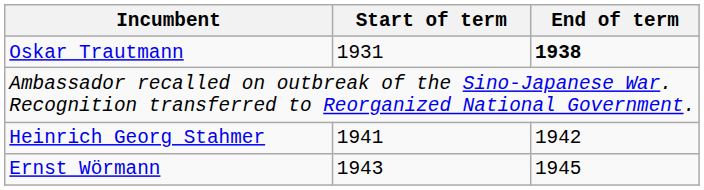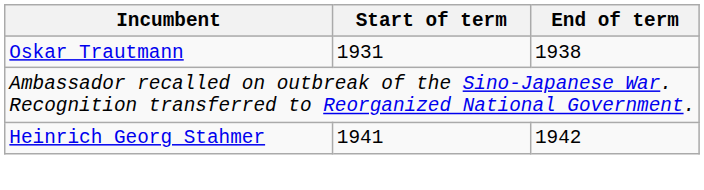(558, 52) bold -> (558, 52) normal
- row: (85, 169)
